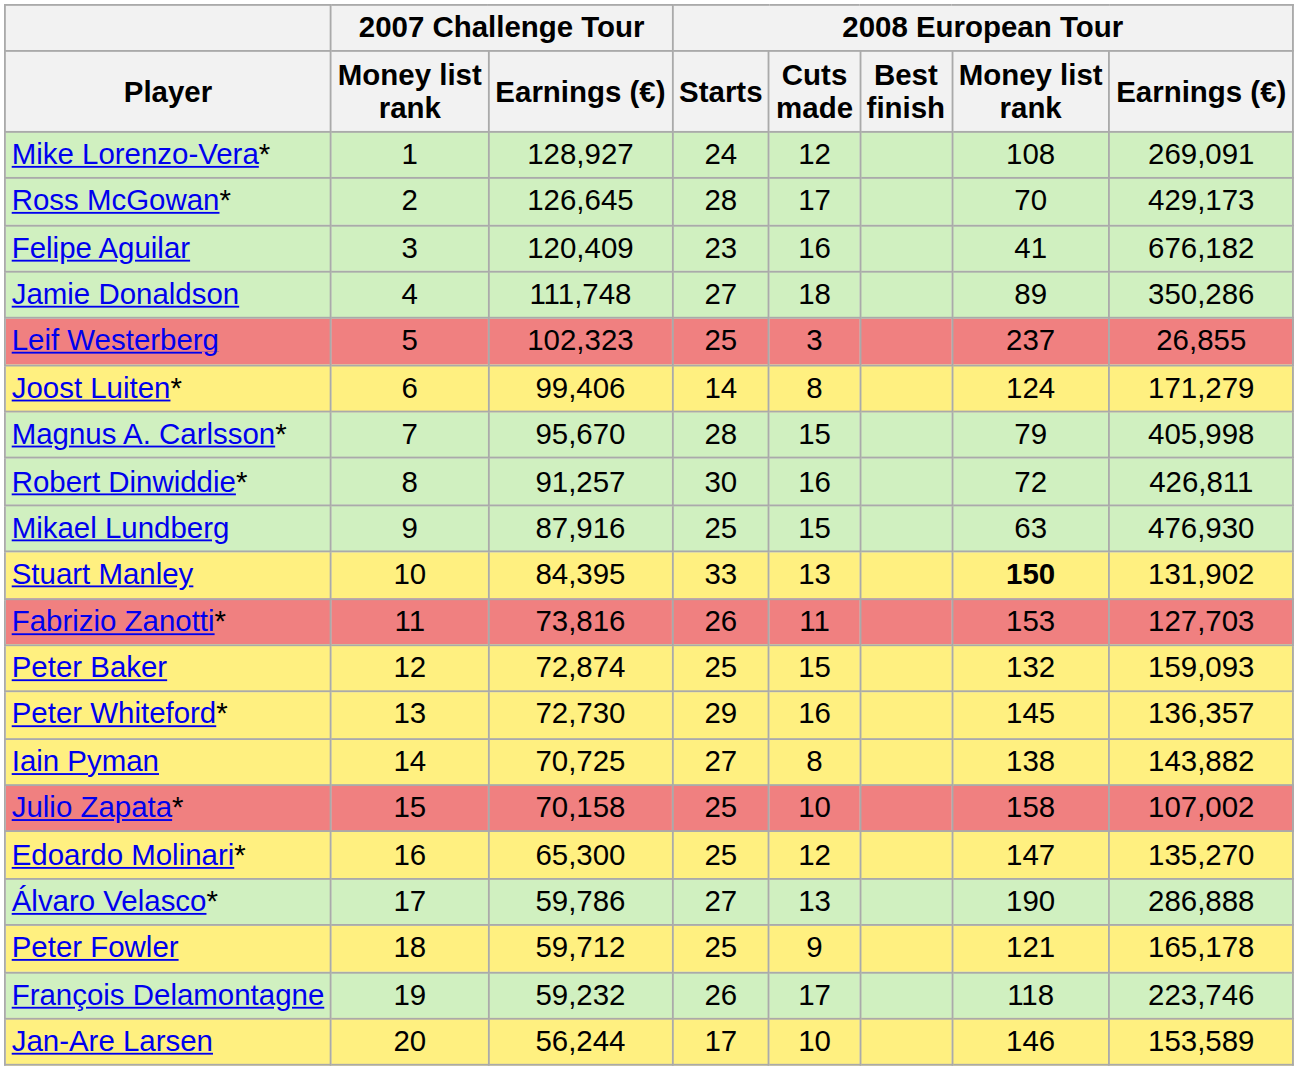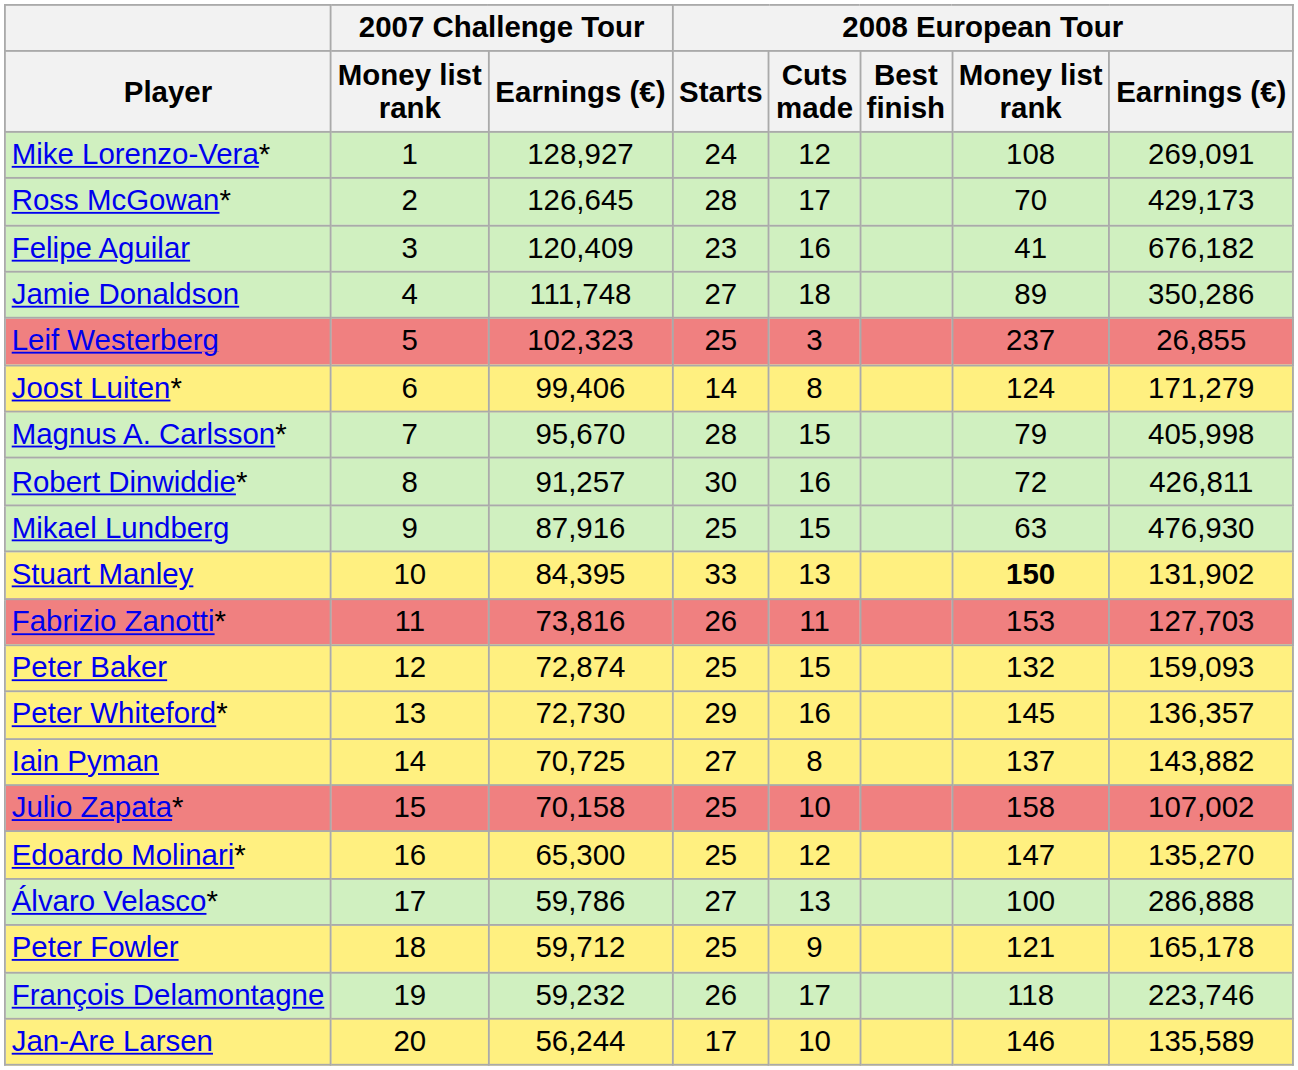(1031, 761) 138 -> (1031, 761) 137
(1031, 901) 190 -> (1031, 901) 100
(1201, 1041) 153,589 -> (1201, 1041) 135,589
